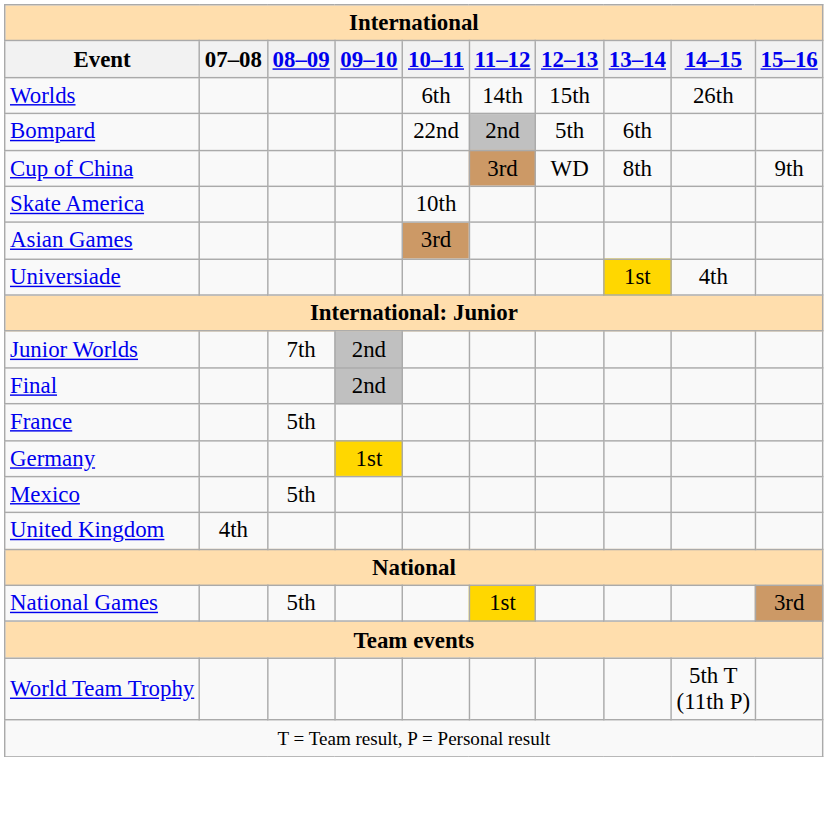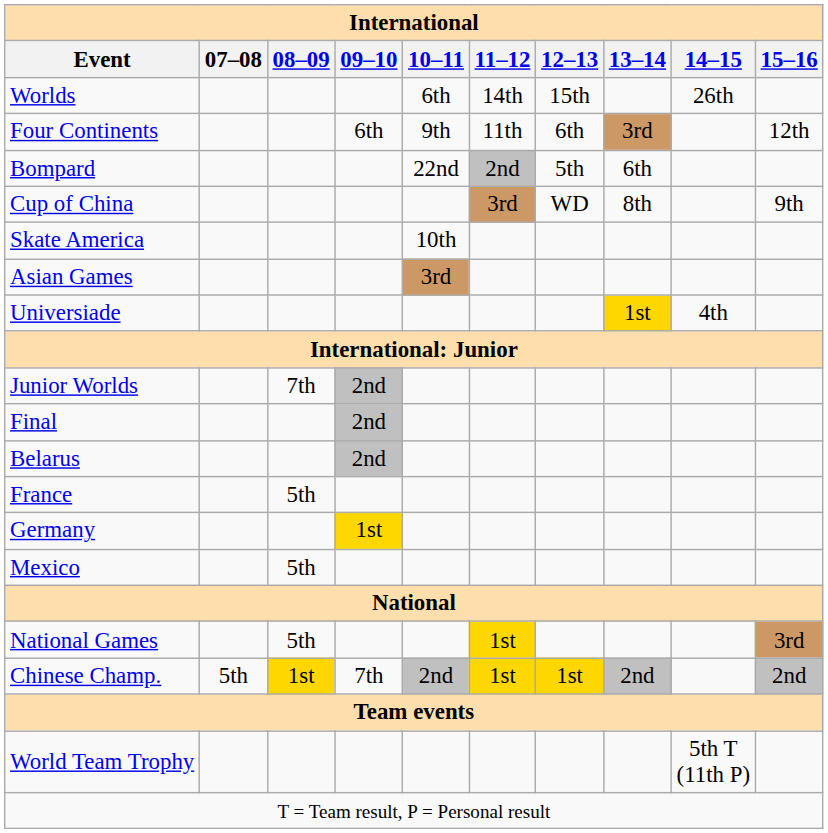+ row: (84, 131)
+ row: (45, 458)
- row: (87, 530)
+ row: (86, 675)
